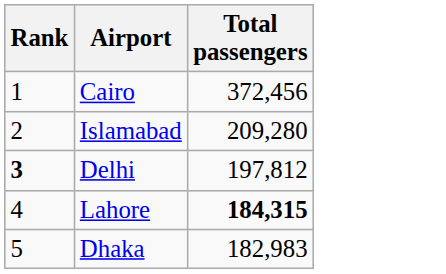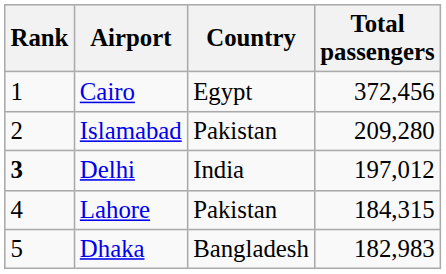+ column: (251, 38)
(267, 170) 197,812 -> (394, 170) 197,012
(267, 209) bold -> (394, 209) normal
